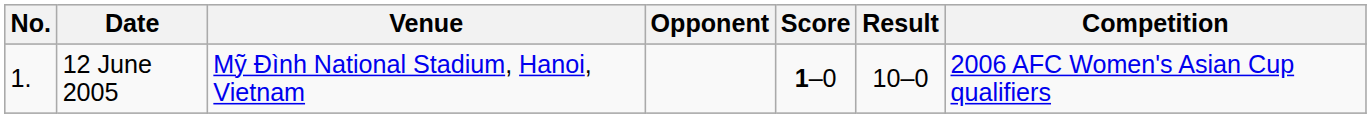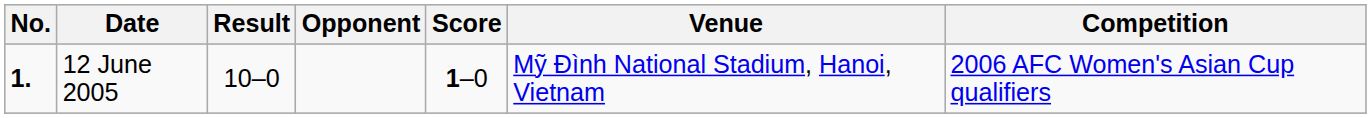columns swapped: (426, 24) <-> (901, 24)
(21, 78) normal -> (21, 78) bold
